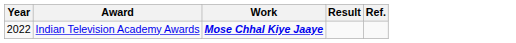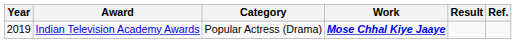+ column: (263, 13)
(19, 30) 2022 -> (19, 30) 2019
